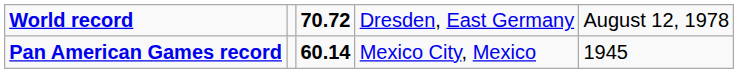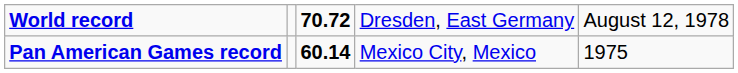(606, 52) 1945 -> (606, 52) 1975
